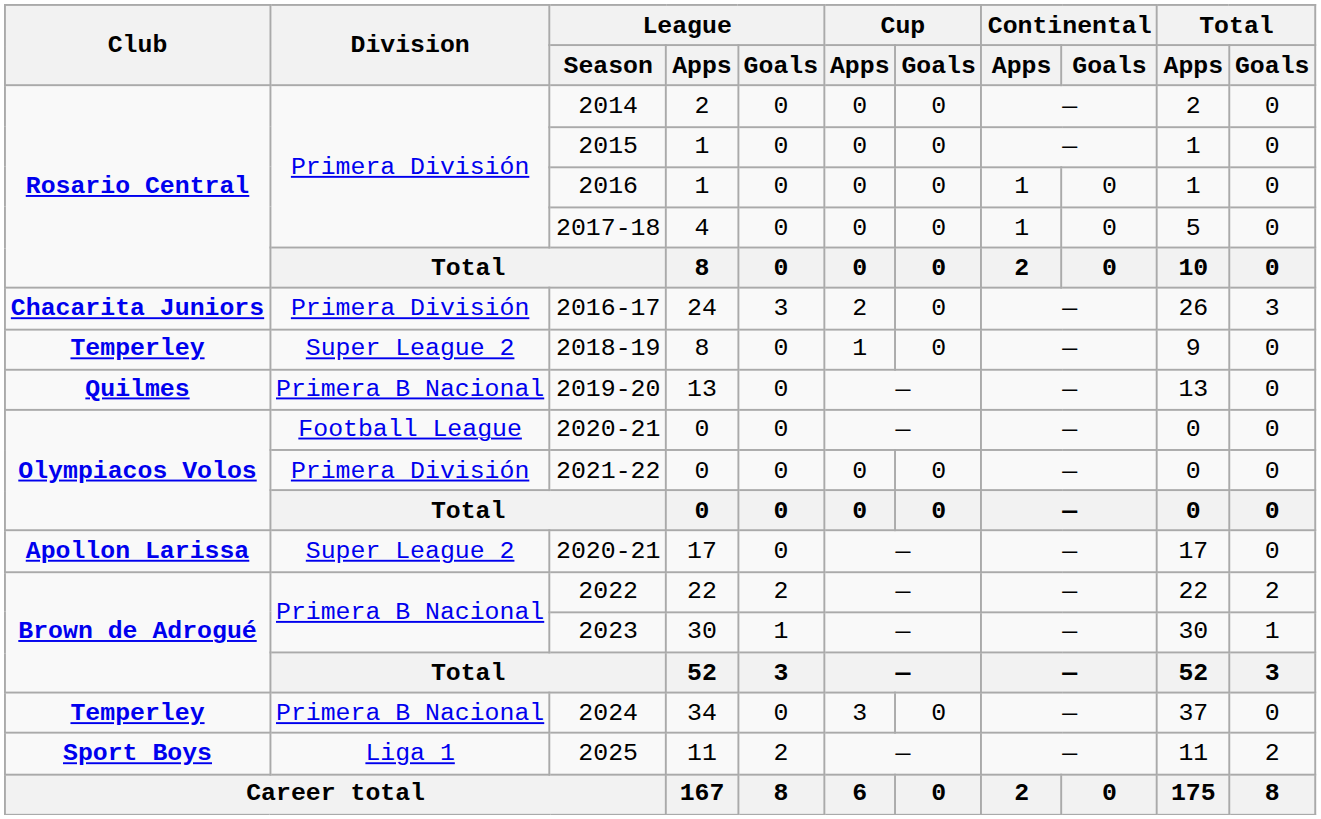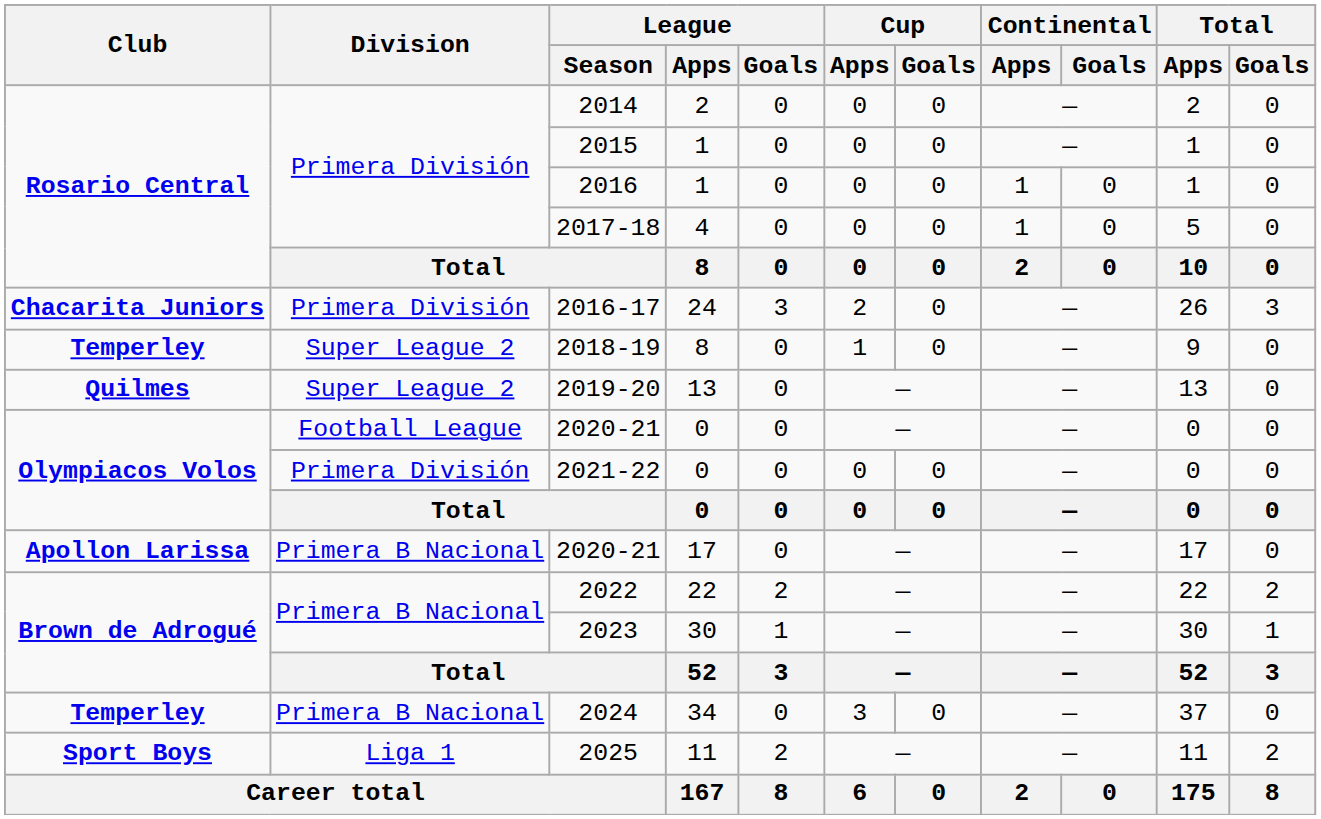(410, 389) Primera B Nacional -> (410, 389) Super League 2
(410, 551) Super League 2 -> (410, 551) Primera B Nacional
